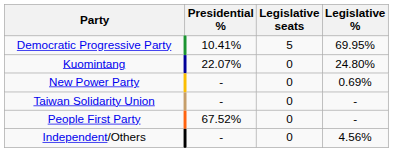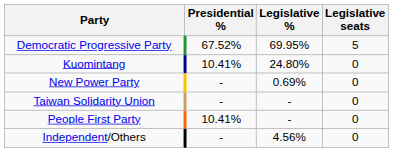columns swapped: (289, 20) <-> (355, 20)
(221, 45) 10.41% -> (221, 45) 67.52%
(221, 63) 22.07% -> (221, 63) 10.41%
(221, 119) 67.52% -> (221, 119) 10.41%
